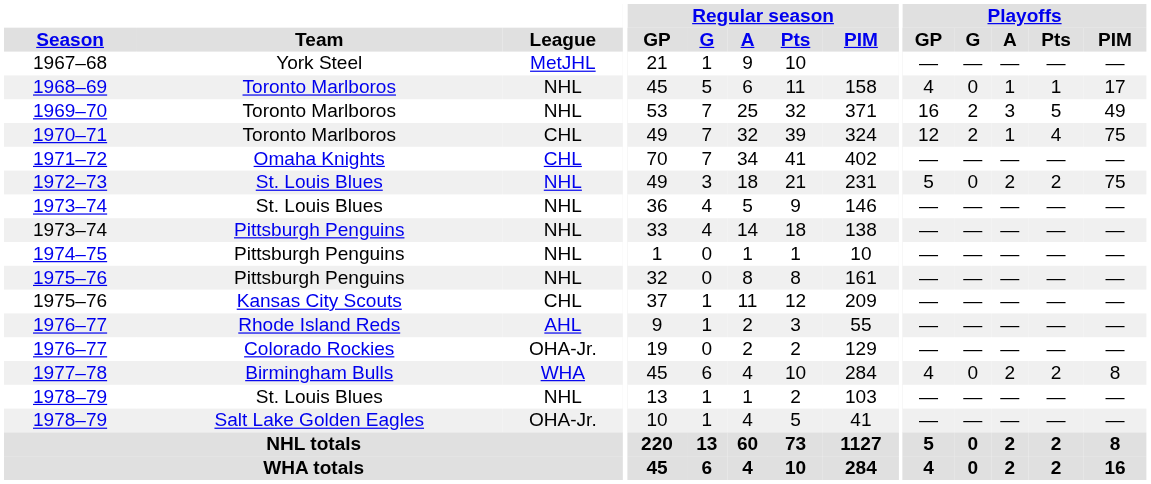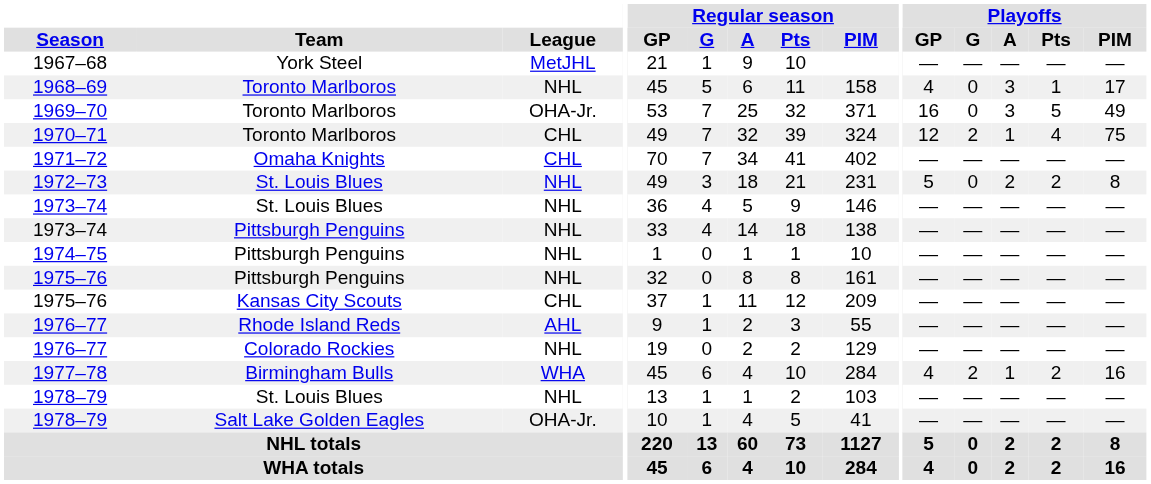(1010, 87) 1 -> (1010, 87) 3
(563, 111) NHL -> (563, 111) OHA-Jr.
(973, 111) 2 -> (973, 111) 0
(1115, 182) 75 -> (1115, 182) 8
(563, 349) OHA-Jr. -> (563, 349) NHL
(973, 372) 0 -> (973, 372) 2
(1010, 372) 2 -> (1010, 372) 1
(1115, 372) 8 -> (1115, 372) 16
